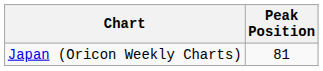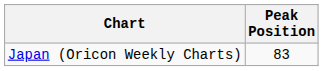(282, 55) 81 -> (282, 55) 83
